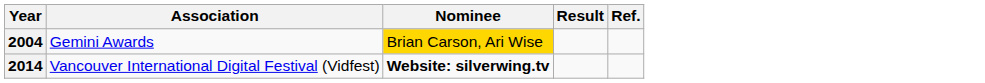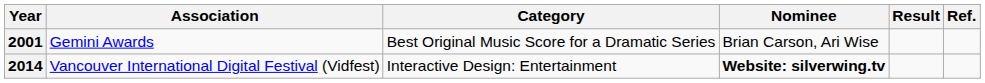+ column: (551, 16)
(25, 41) 2004 -> (25, 41) 2001
(465, 41) gold background -> (801, 41) no background
